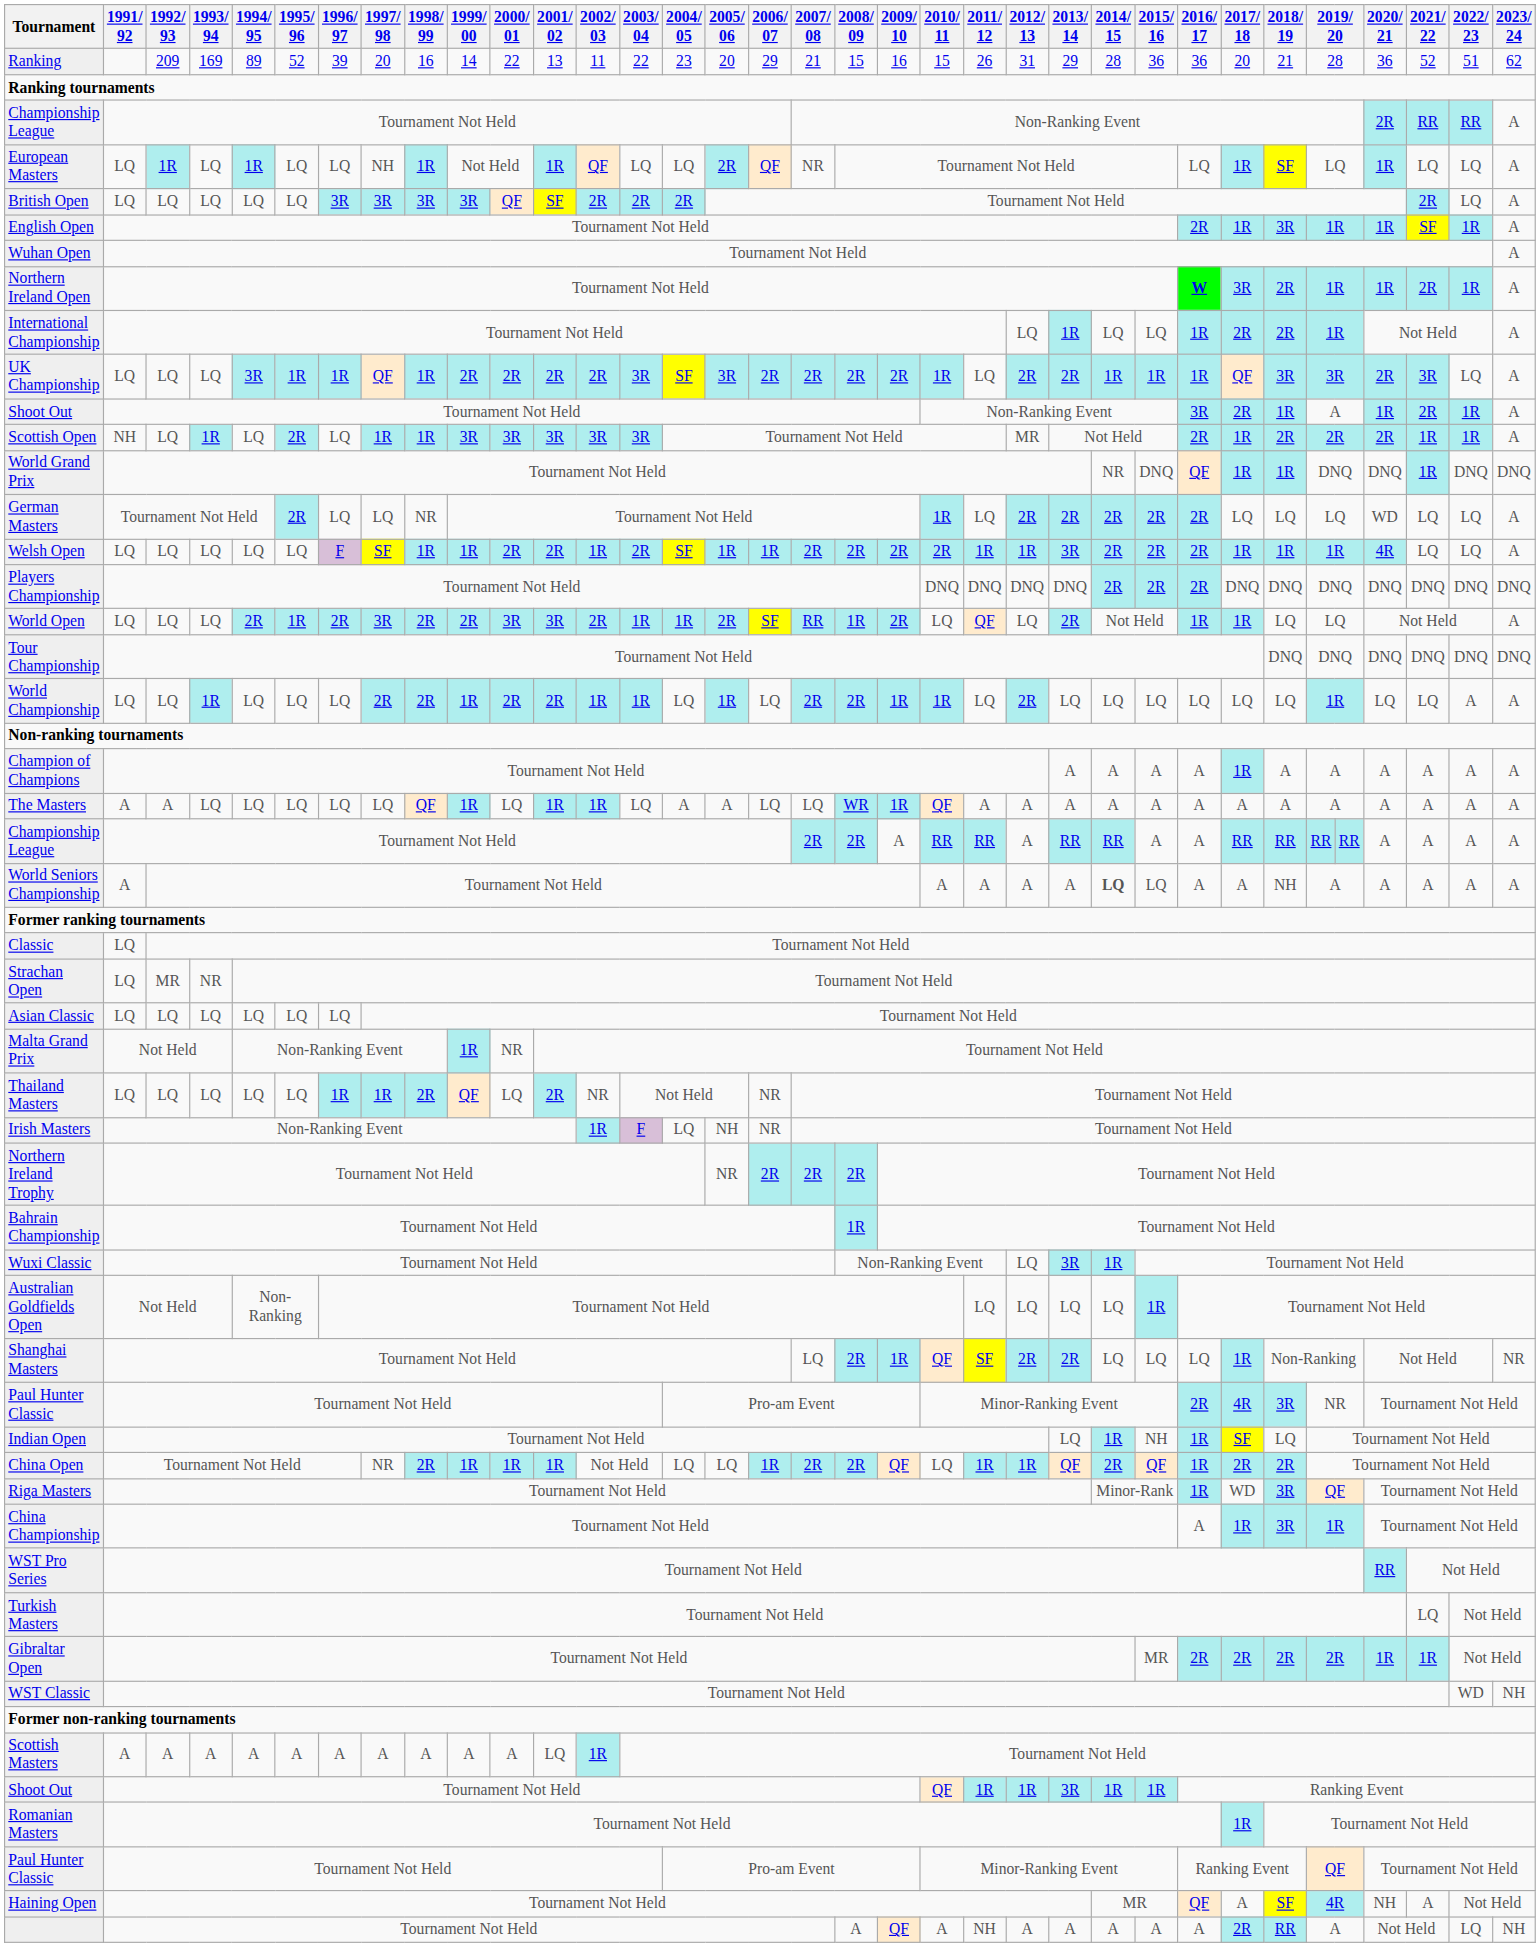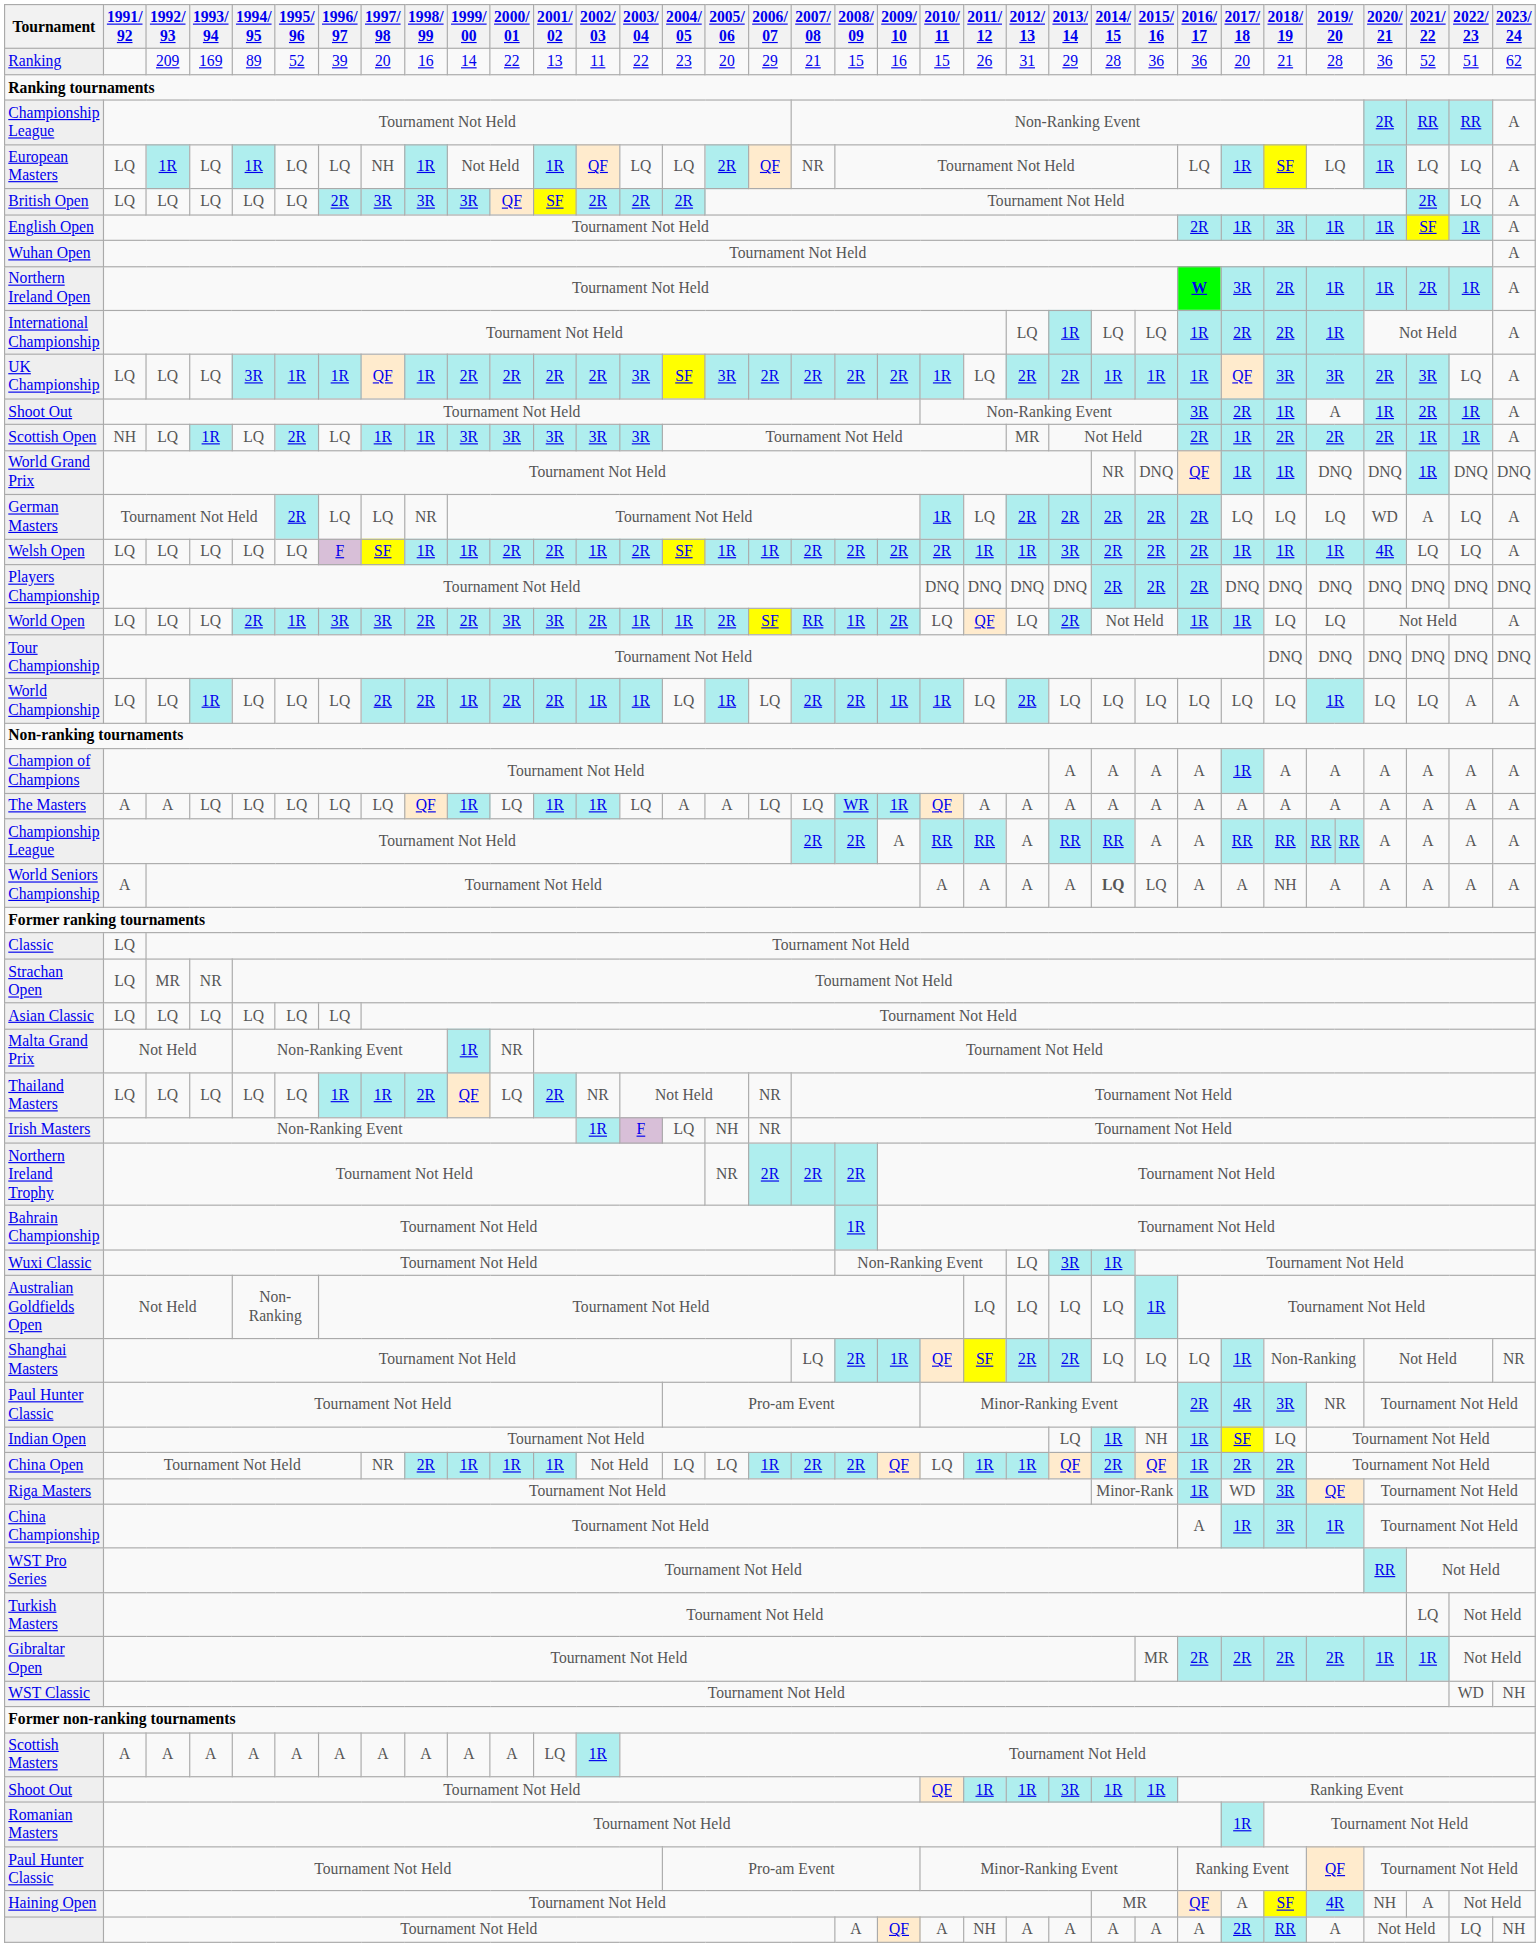(340, 201) 3R -> (340, 201) 2R
(1428, 516) LQ -> (1428, 516) A
(340, 621) 2R -> (340, 621) 3R
